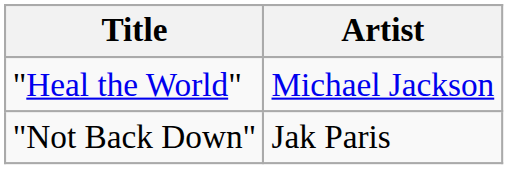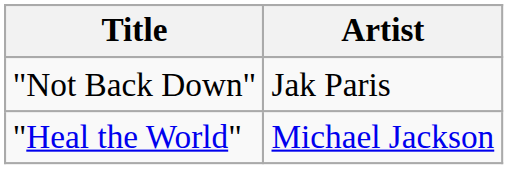rows swapped: (127, 83) <-> (134, 136)
